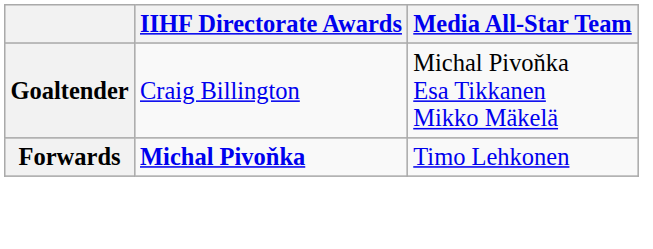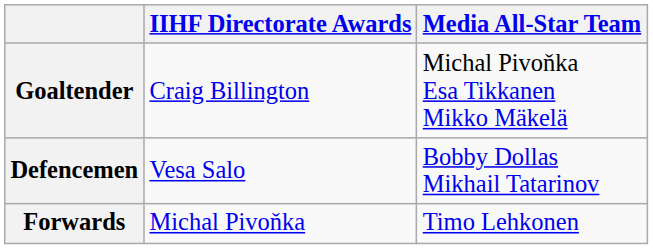+ row: (74, 170)
(223, 156) bold -> (227, 223) normal
